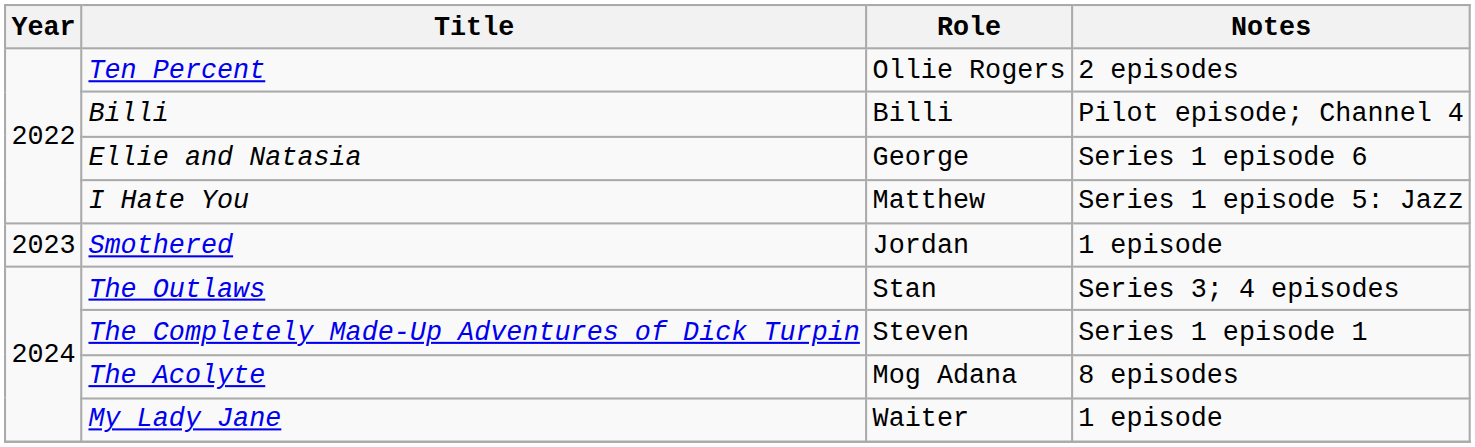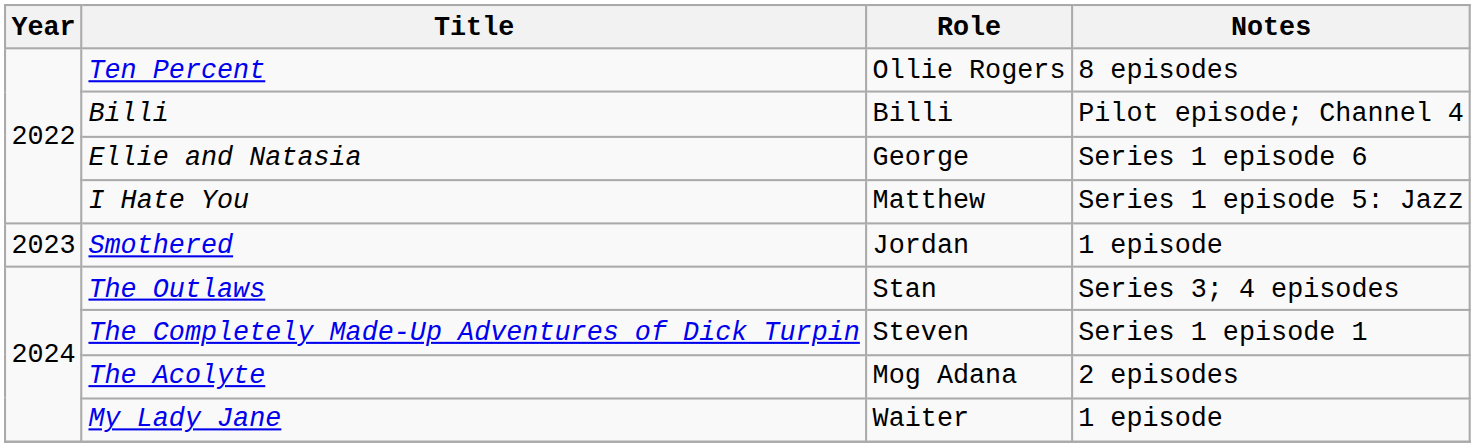(1159, 70) 2 episodes -> (1159, 70) 8 episodes
(1159, 376) 8 episodes -> (1159, 376) 2 episodes
